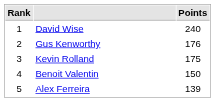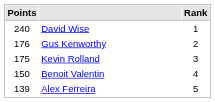columns swapped: (19, 13) <-> (193, 13)
